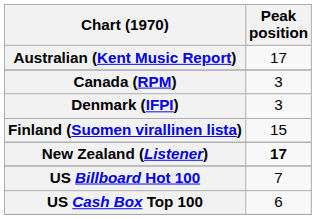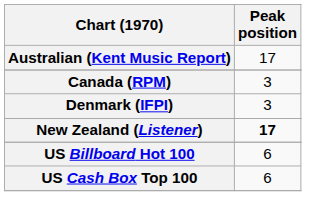- row: (125, 130)
(278, 178) 7 -> (267, 154) 6
